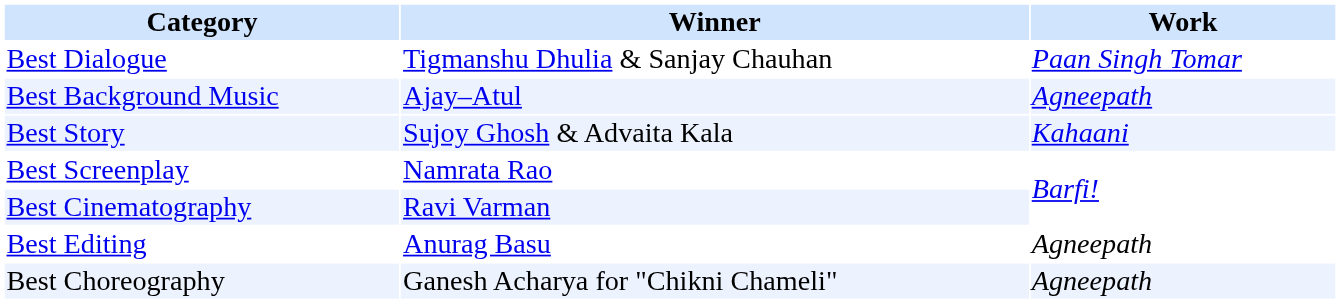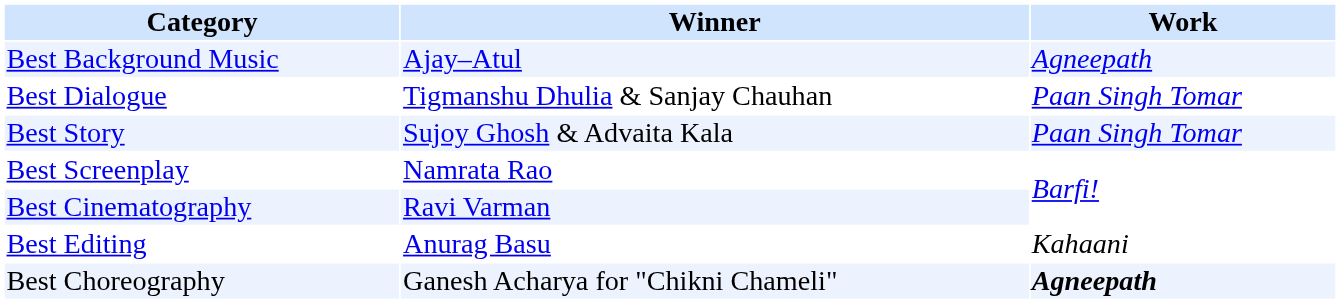rows swapped: (143, 95) <-> (87, 58)
(1080, 132) Kahaani -> (1137, 132) Paan Singh Tomar
(1092, 243) Agneepath -> (1080, 243) Kahaani
(1092, 280) normal -> (1094, 280) bold
